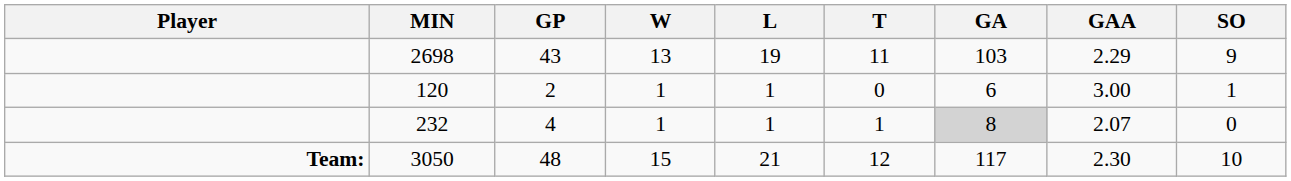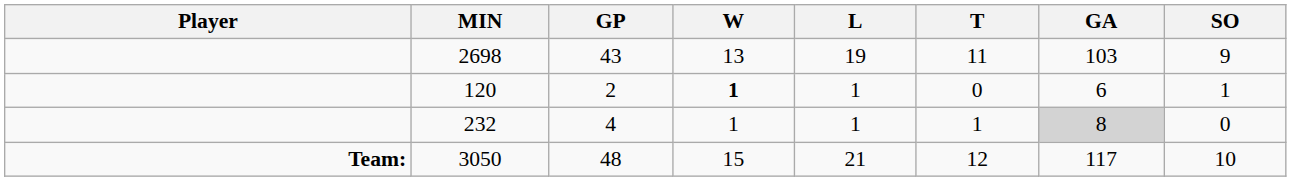- column: (1112, 21)
(661, 90) normal -> (733, 90) bold
